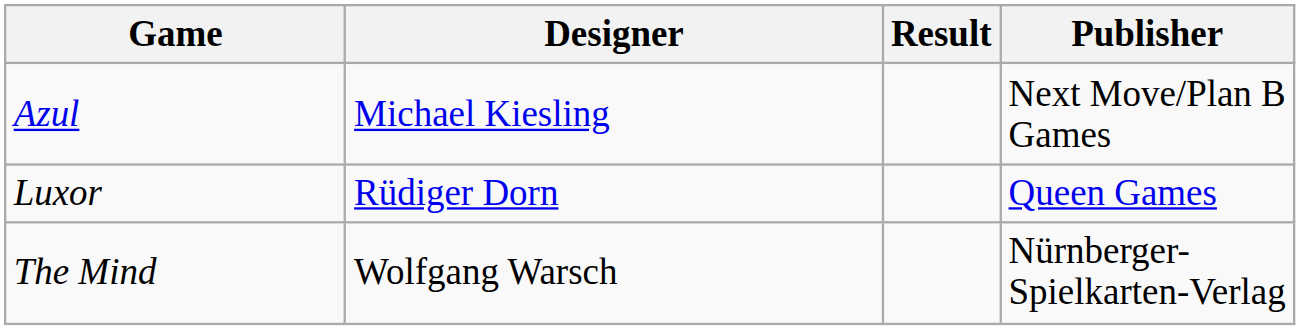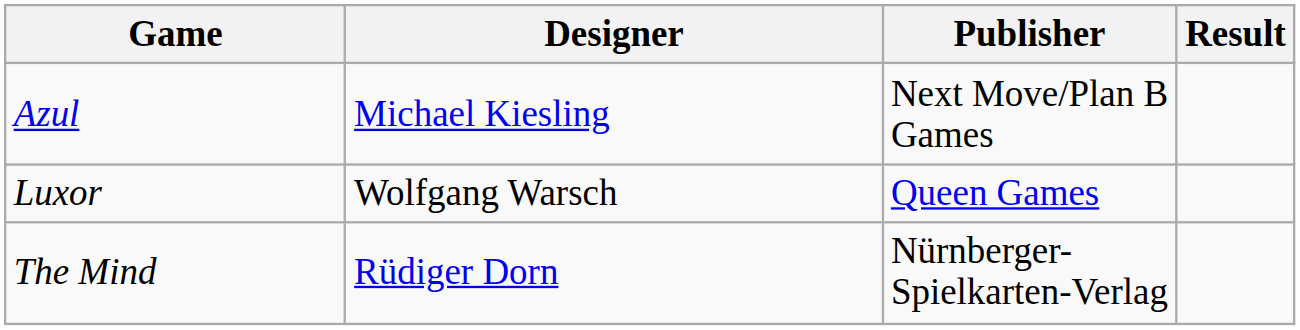columns swapped: (1147, 33) <-> (941, 33)
(456, 192) Rüdiger Dorn -> (486, 192) Wolfgang Warsch
(486, 272) Wolfgang Warsch -> (456, 272) Rüdiger Dorn
